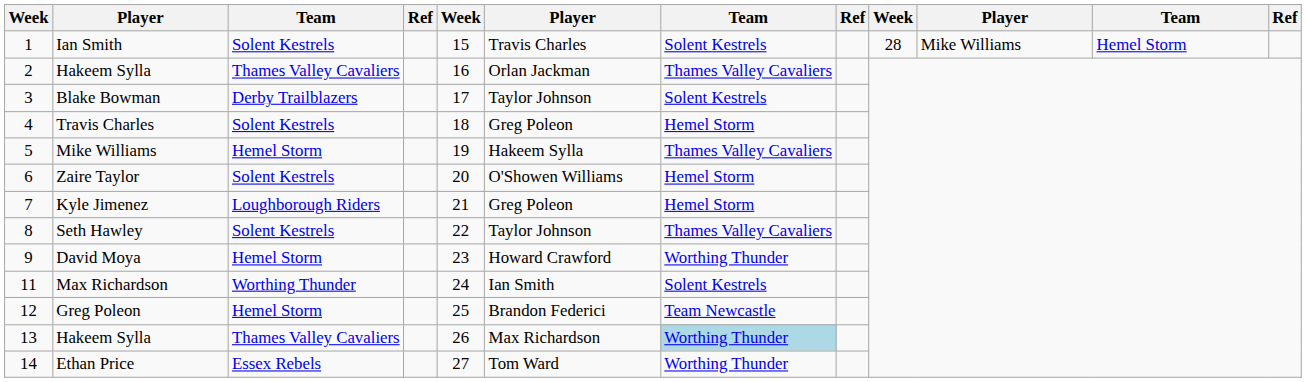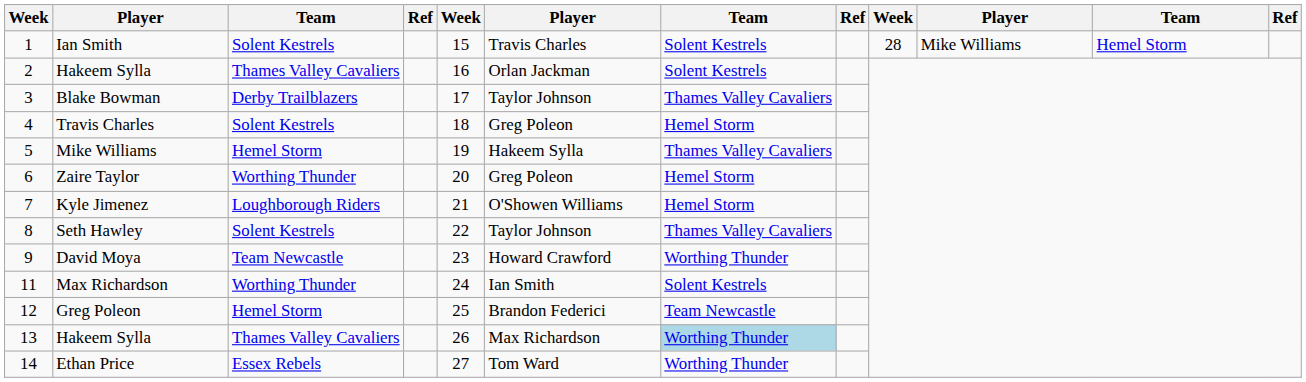(748, 71) Thames Valley Cavaliers -> (715, 71) Solent Kestrels
(715, 97) Solent Kestrels -> (748, 97) Thames Valley Cavaliers
(283, 177) Solent Kestrels -> (294, 177) Worthing Thunder
(556, 177) O'Showen Williams -> (531, 177) Greg Poleon
(531, 204) Greg Poleon -> (556, 204) O'Showen Williams
(277, 257) Hemel Storm -> (288, 257) Team Newcastle
